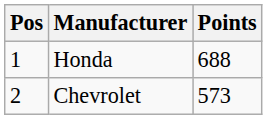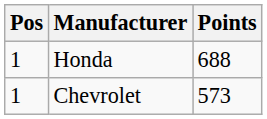(15, 96) 2 -> (15, 96) 1
